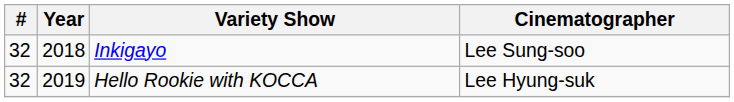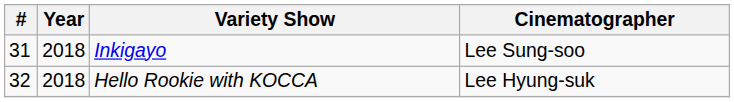(20, 50) 32 -> (20, 50) 31
(64, 81) 2019 -> (64, 81) 2018
